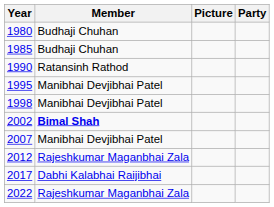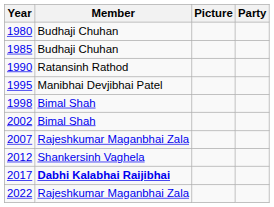(100, 103) Manibhai Devjibhai Patel -> (67, 103) Bimal Shah
(68, 121) bold -> (67, 121) normal
(100, 139) Manibhai Devjibhai Patel -> (113, 139) Rajeshkumar Maganbhai Zala
(113, 157) Rajeshkumar Maganbhai Zala -> (91, 157) Shankersinh Vaghela
(99, 175) normal -> (104, 175) bold
